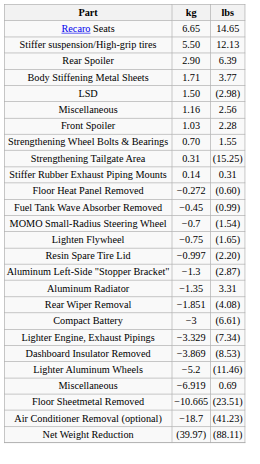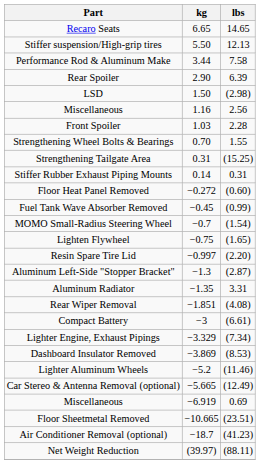+ row: (93, 61)
- row: (88, 77)
+ row: (93, 386)
